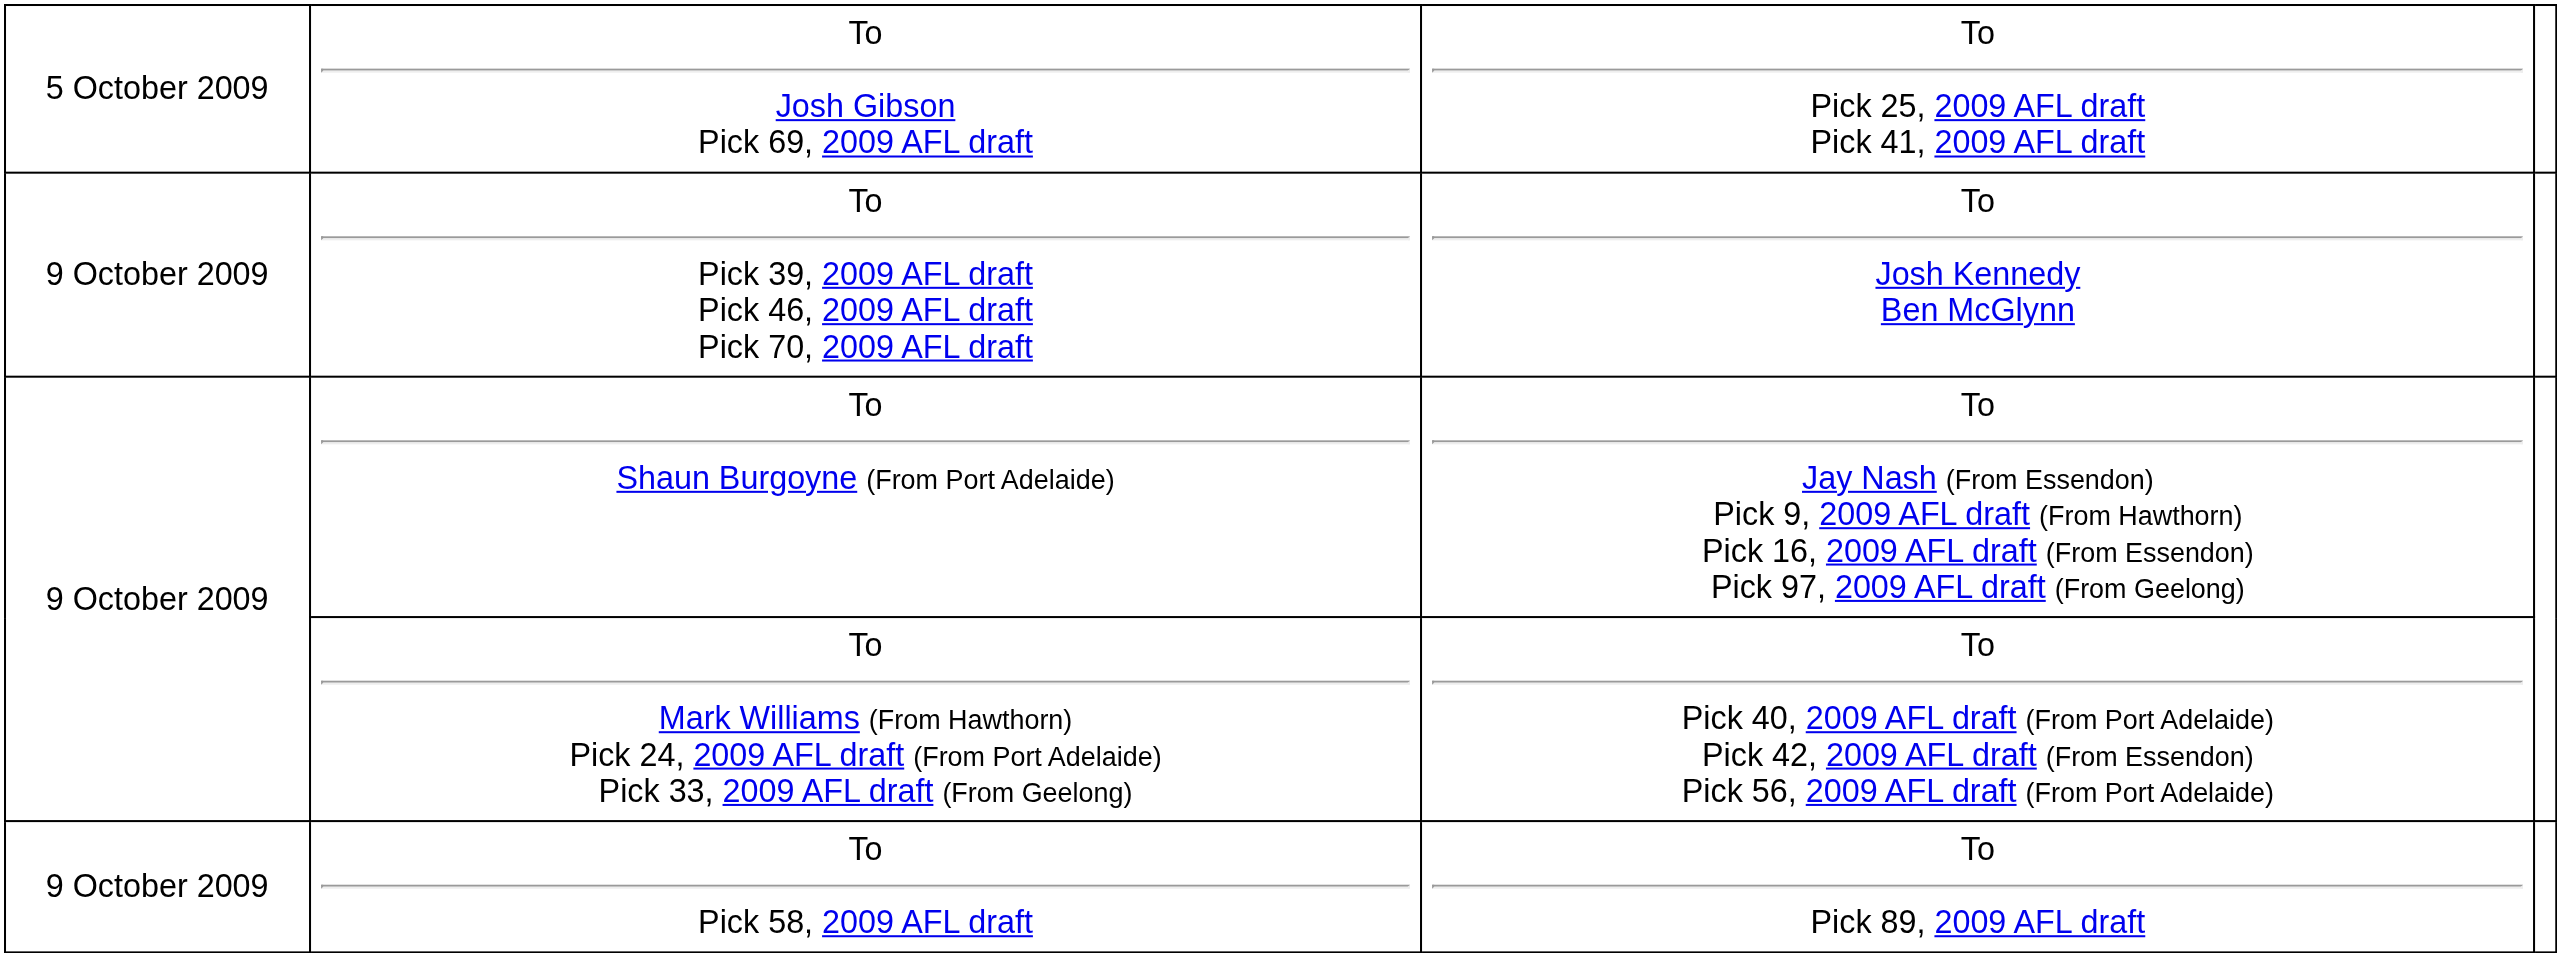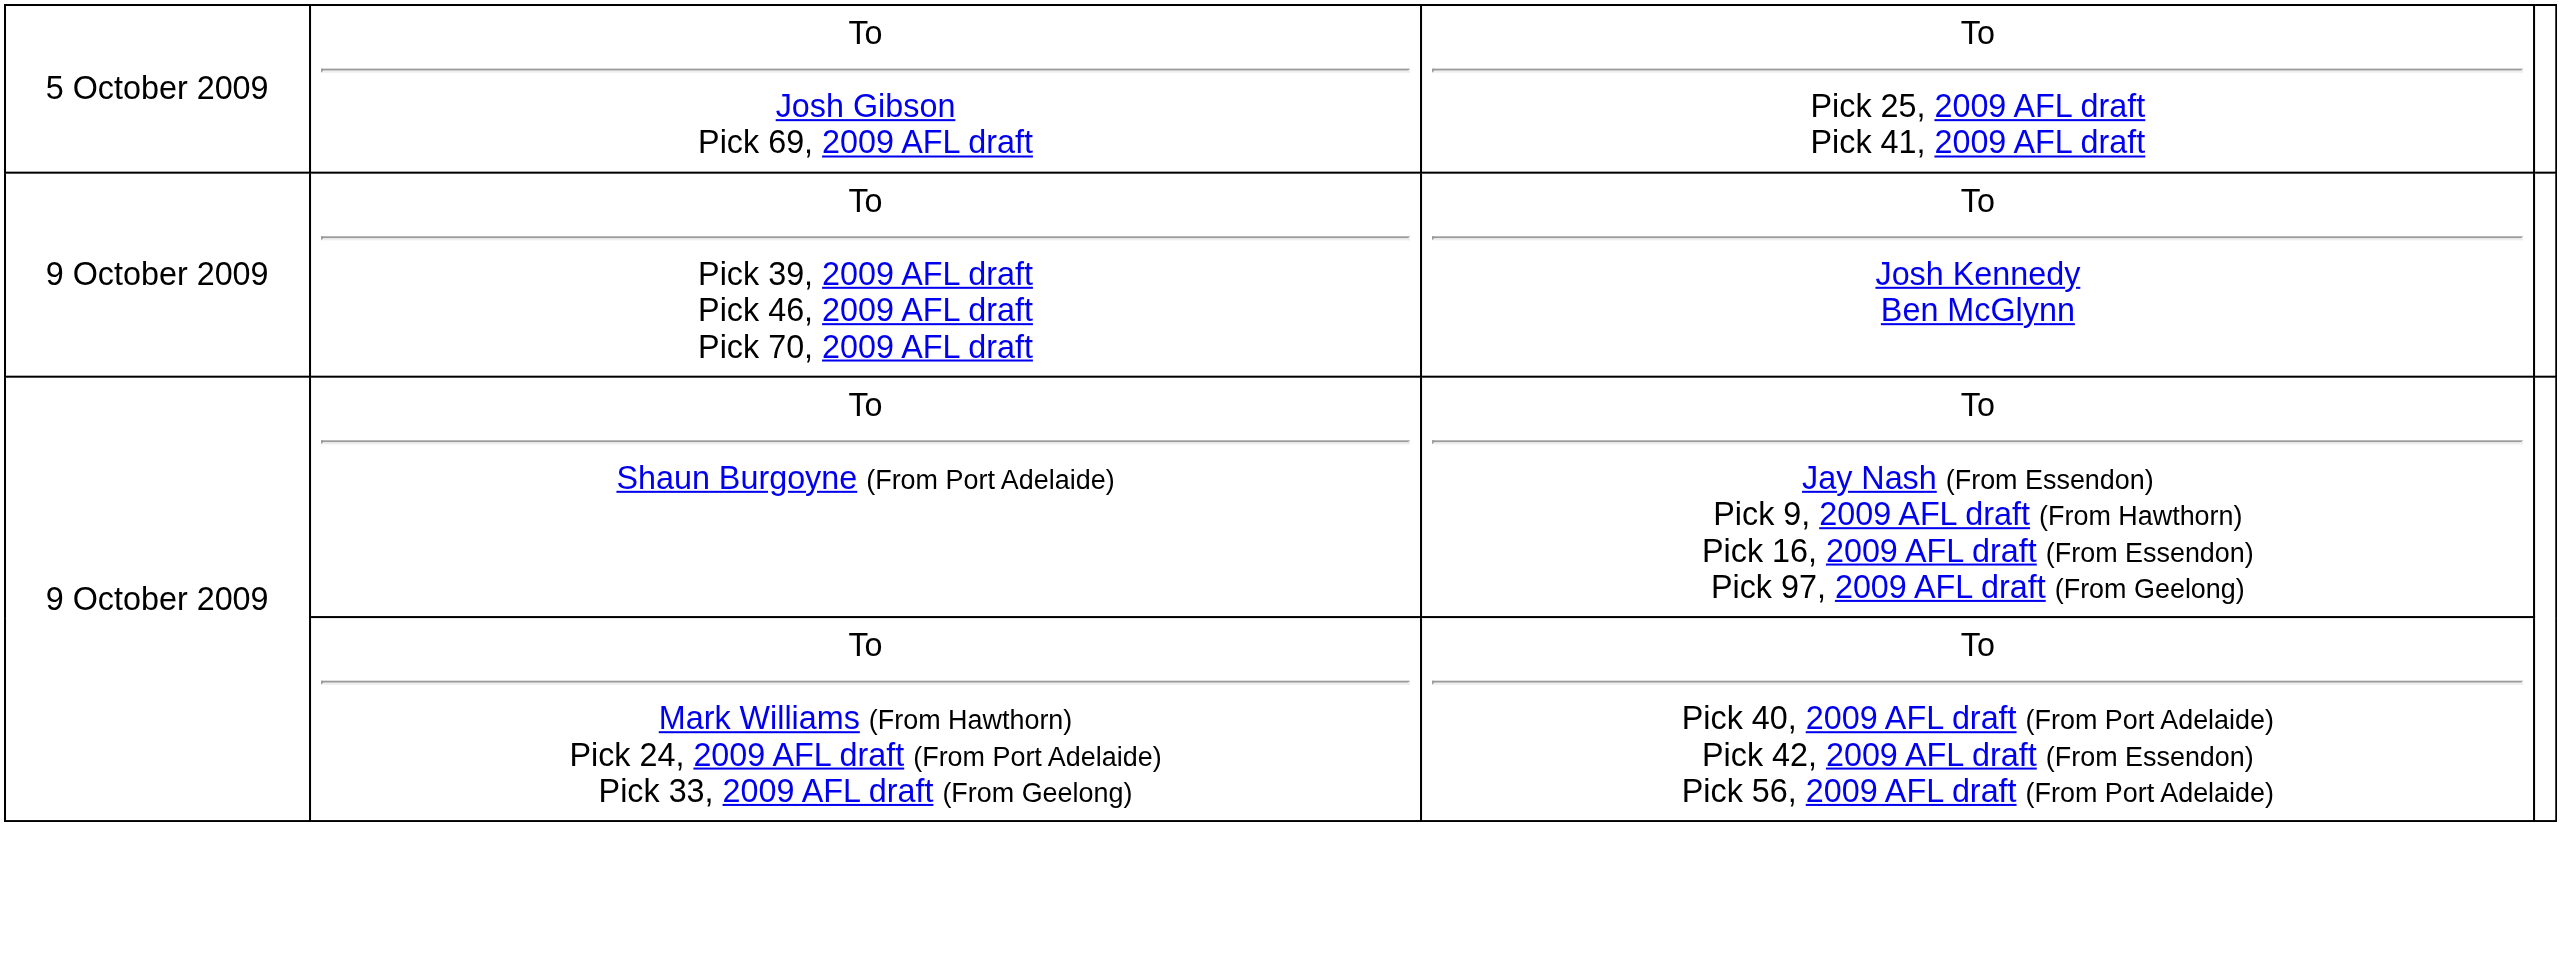- row: (866, 886)
